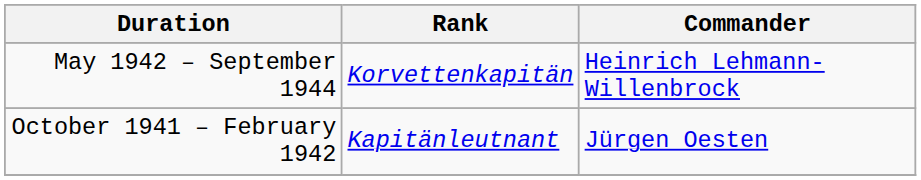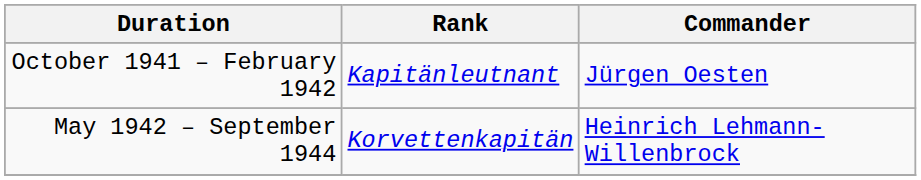rows swapped: (174, 142) <-> (195, 76)
